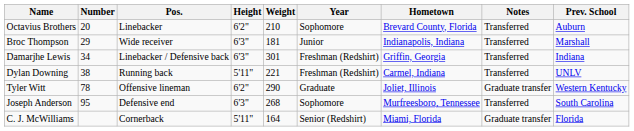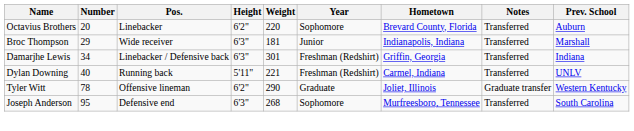(273, 27) 210 -> (273, 27) 220
(85, 73) 38 -> (85, 73) 40
- row: (40, 118)
